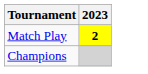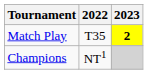+ column: (95, 14)
